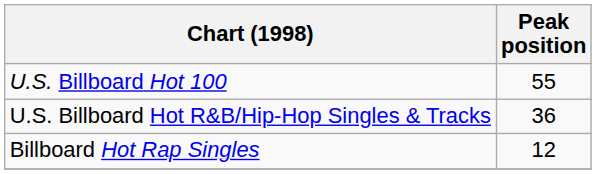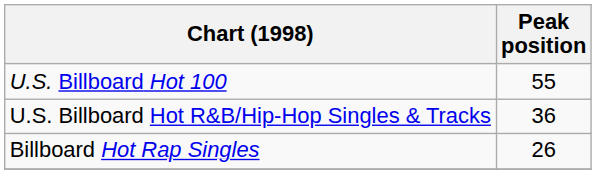(544, 150) 12 -> (544, 150) 26
